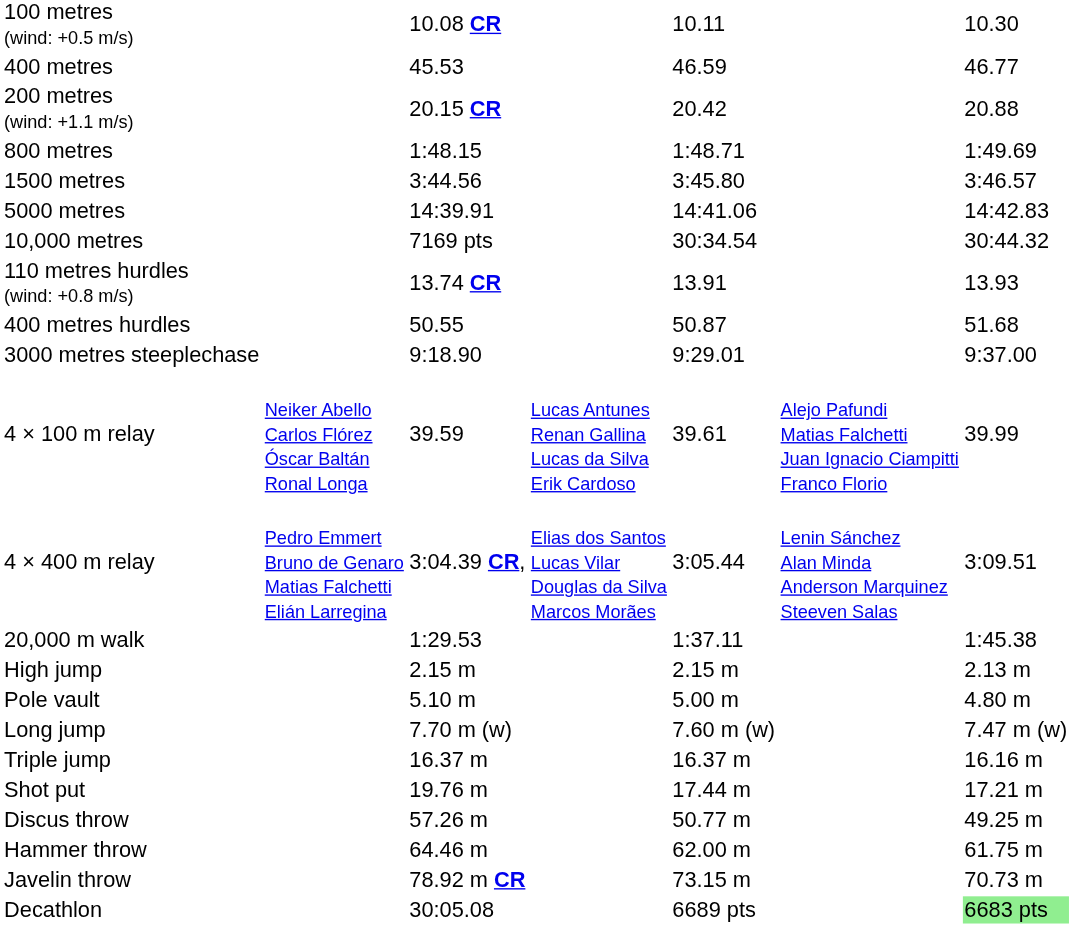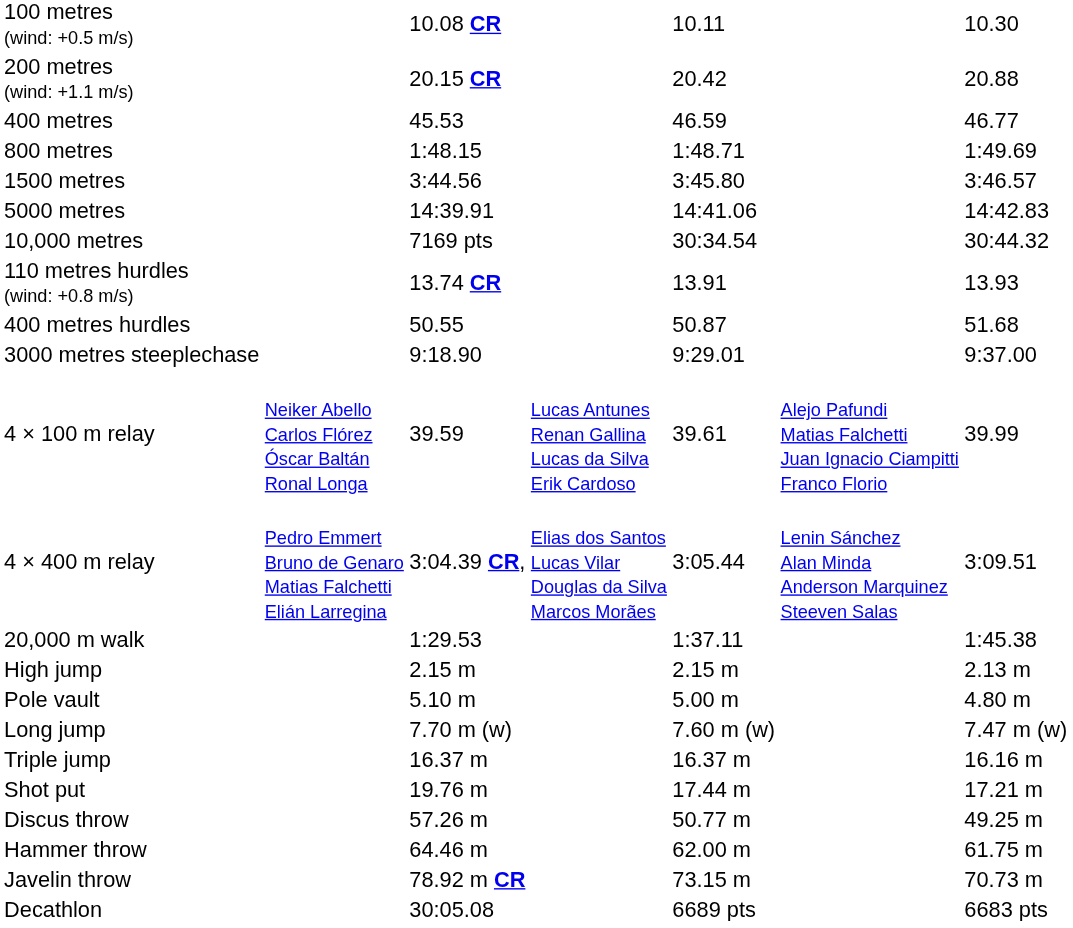rows swapped: (69, 108) <-> (59, 66)
(1006, 909) lightgreen background -> (1006, 909) no background
